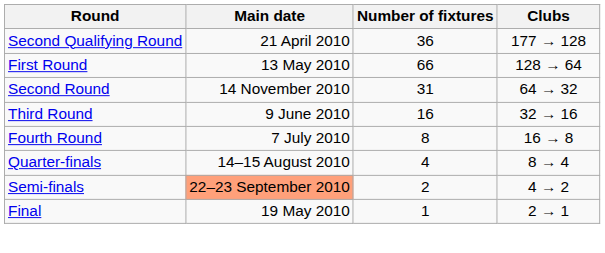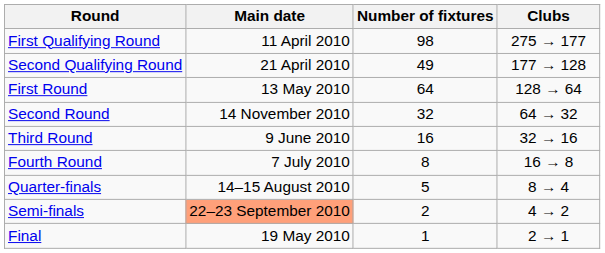+ row: (84, 41)
(425, 41) 36 -> (425, 65) 49
(425, 65) 66 -> (425, 89) 64
(425, 89) 31 -> (425, 114) 32
(425, 162) 4 -> (425, 187) 5
